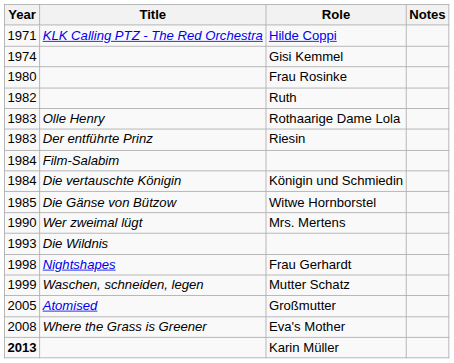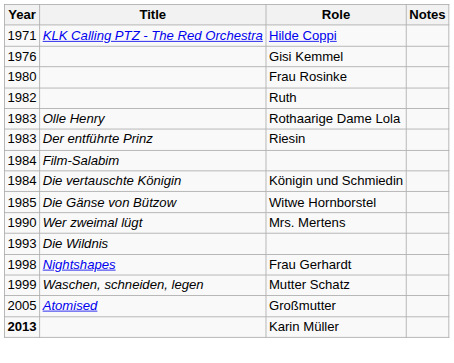(22, 56) 1974 -> (22, 56) 1976
- row: (125, 327)
